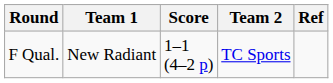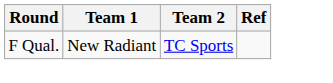- column: (189, 17)
